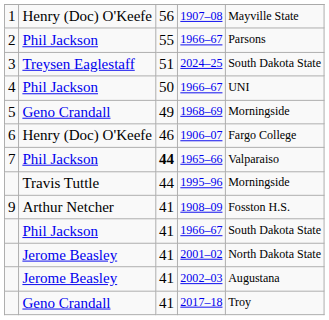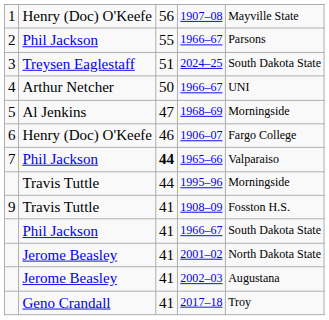(60, 87) Phil Jackson -> (68, 87) Arthur Netcher
(66, 111) Geno Crandall -> (54, 111) Al Jenkins
(166, 111) 49 -> (166, 111) 47
(68, 207) Arthur Netcher -> (61, 207) Travis Tuttle
